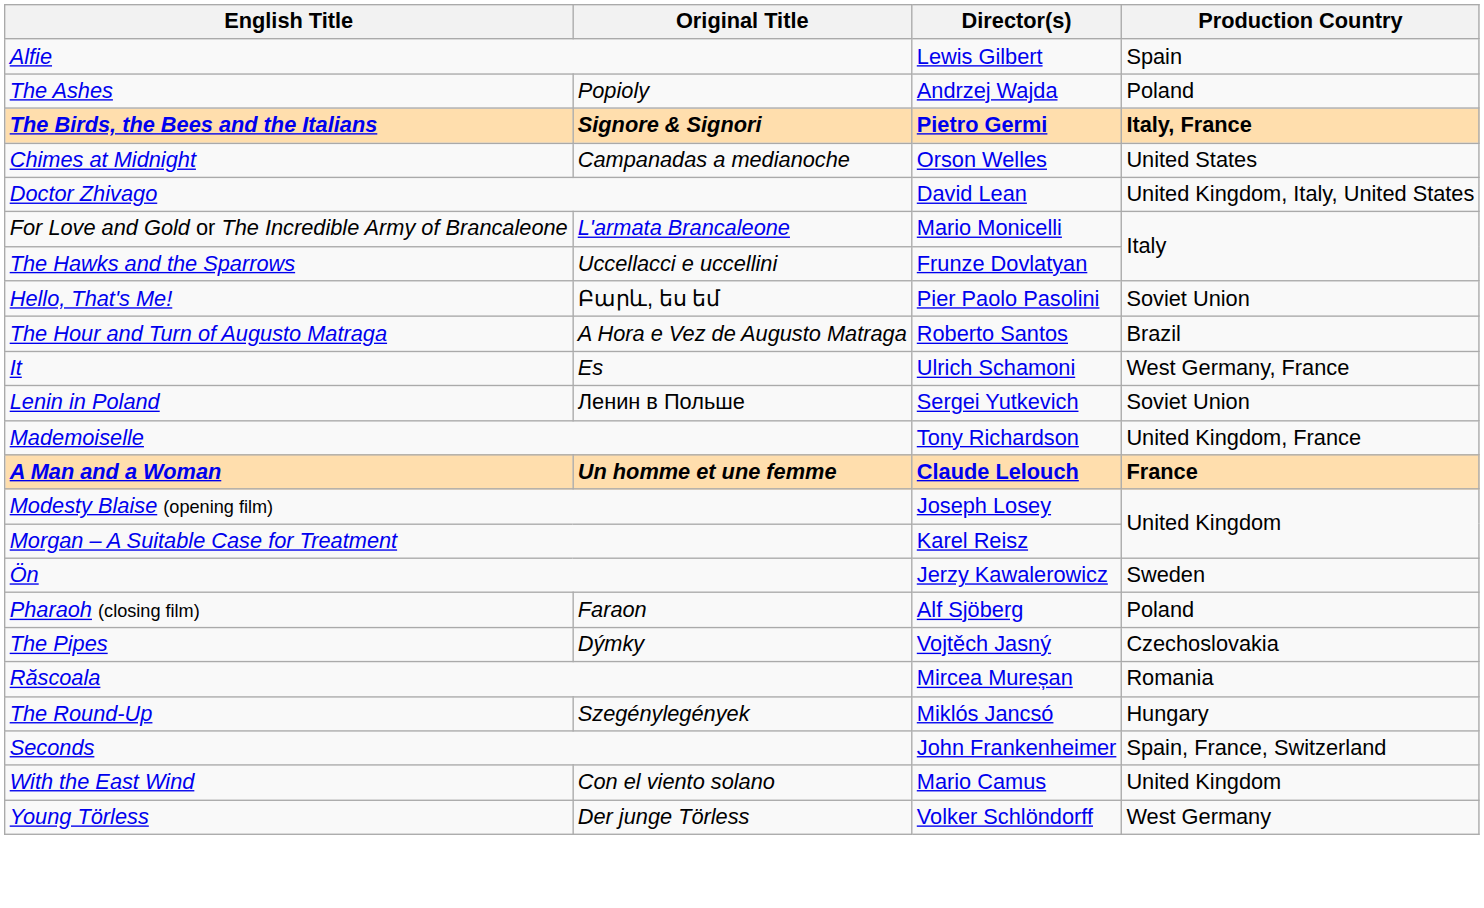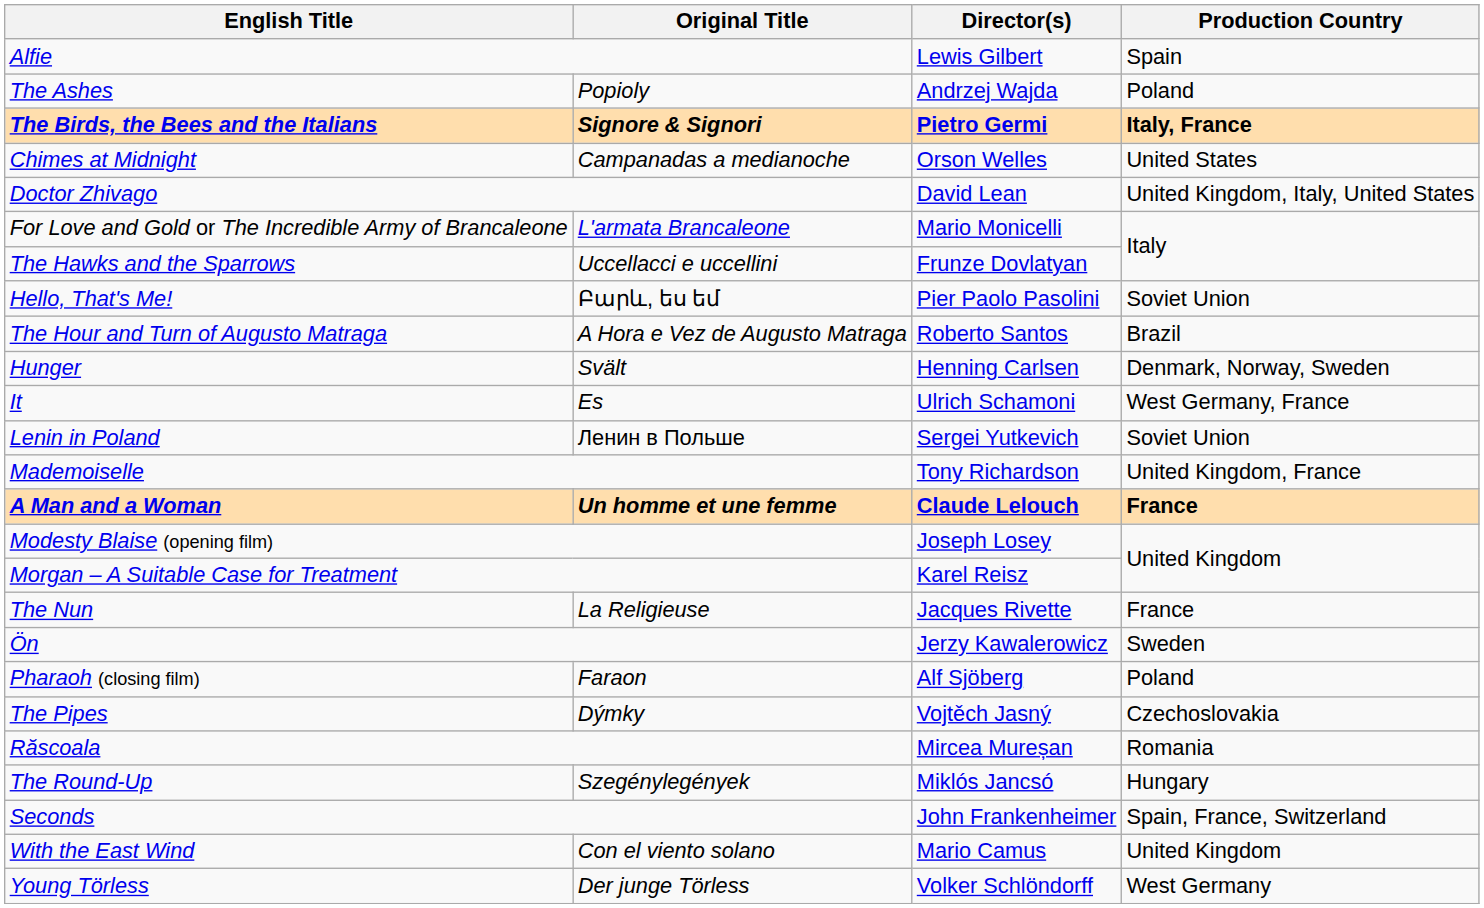+ row: (45, 368)
+ row: (51, 609)
